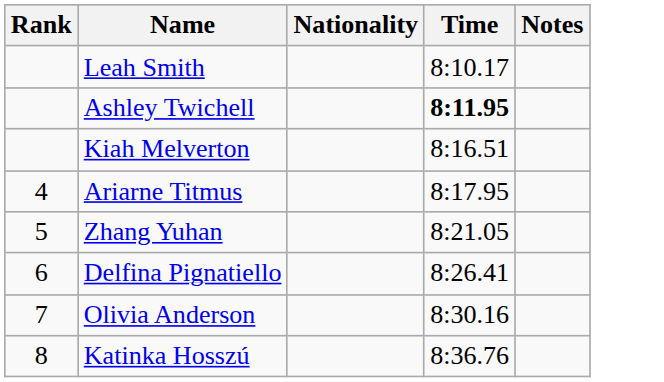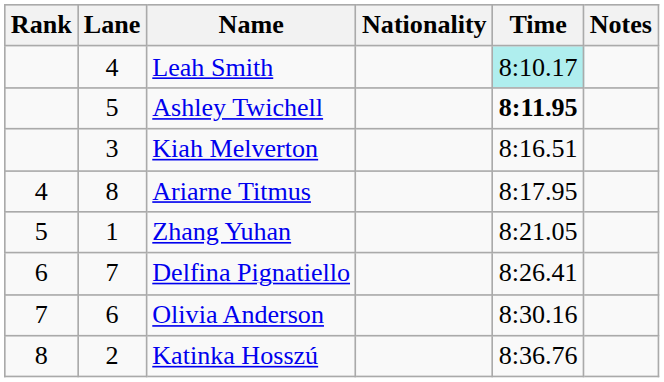+ column: (112, 25)
(470, 66) no background -> (538, 66) paleturquoise background
